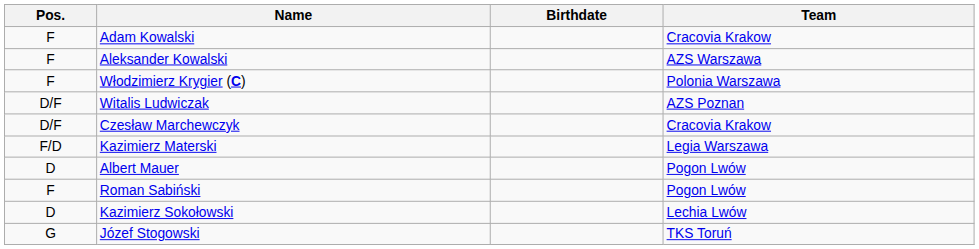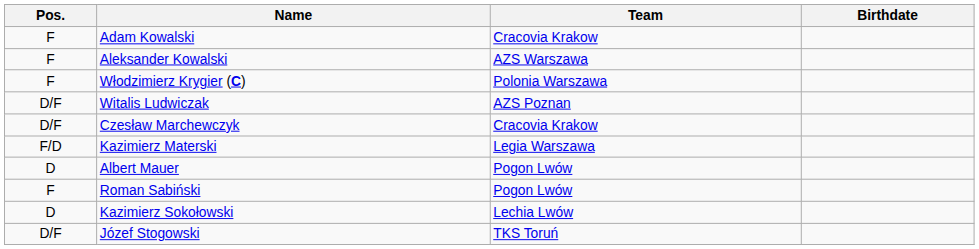columns swapped: (577, 16) <-> (819, 16)
(51, 234) G -> (51, 234) D/F
